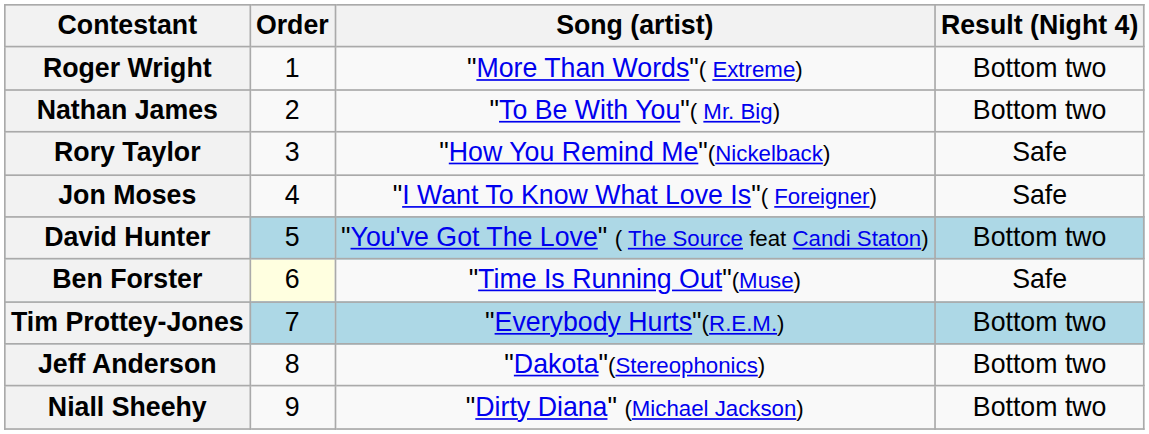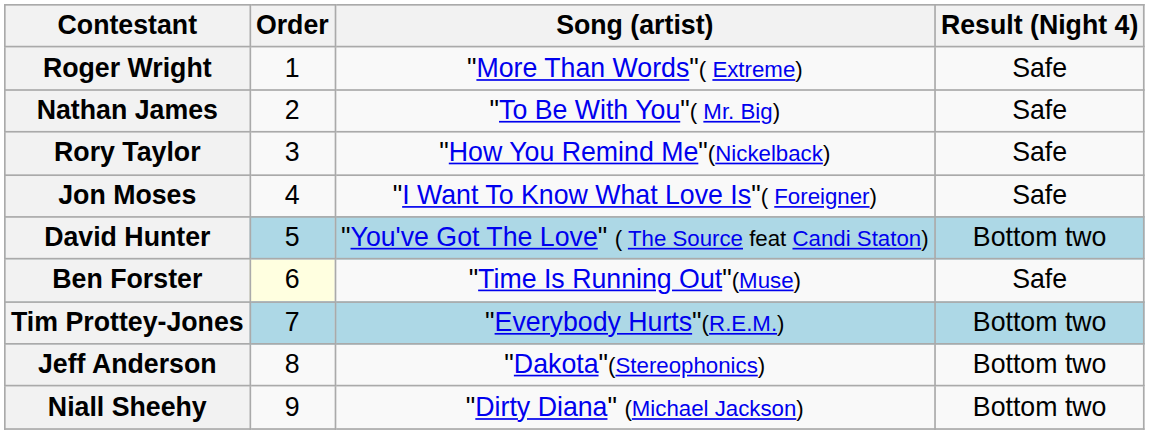(1040, 68) Bottom two -> (1040, 68) Safe
(1040, 110) Bottom two -> (1040, 110) Safe
